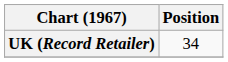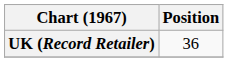(191, 43) 34 -> (191, 43) 36
